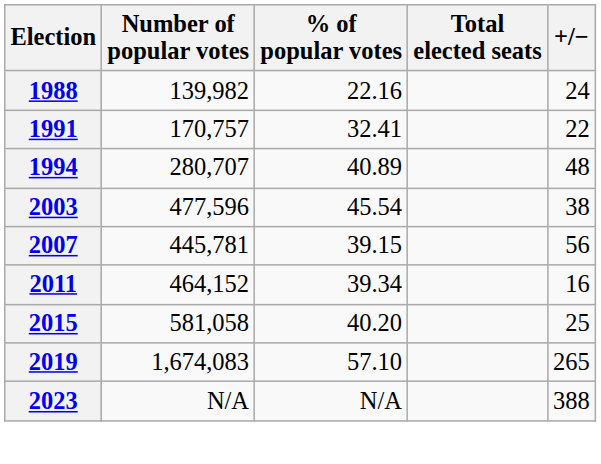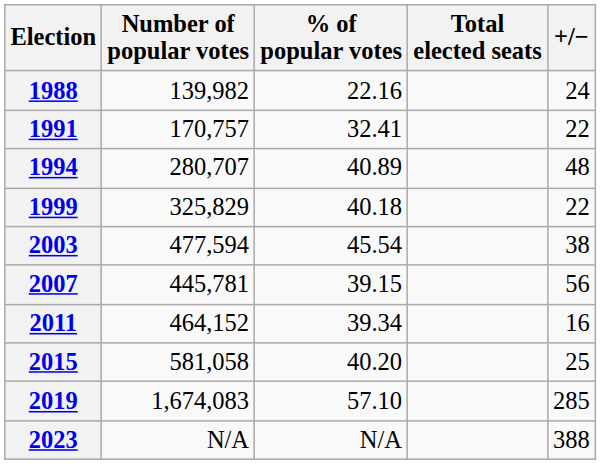+ row: (53, 206)
(209, 206) 477,596 -> (209, 245) 477,594
(571, 362) 265 -> (571, 400) 285
